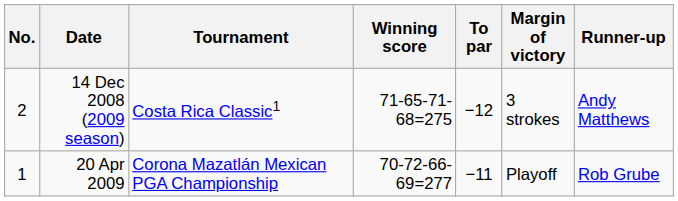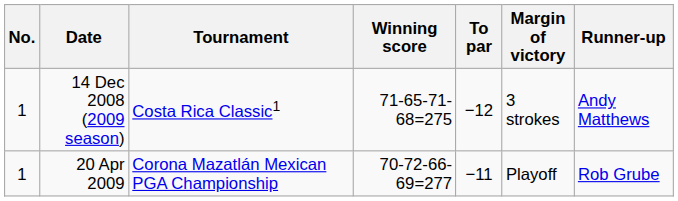(22, 110) 2 -> (22, 110) 1
